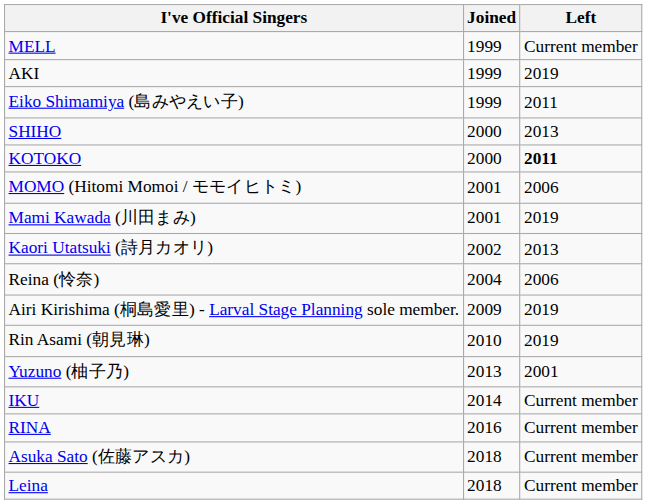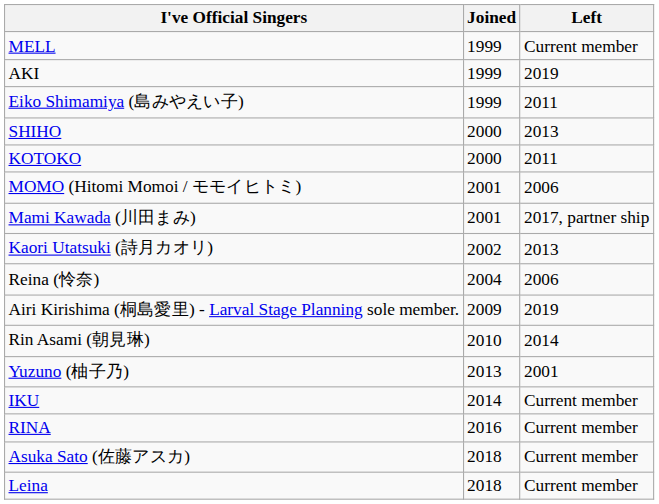(541, 158) bold -> (541, 158) normal
(541, 218) 2019 -> (587, 218) 2017, partner ship
(541, 340) 2019 -> (541, 340) 2014
